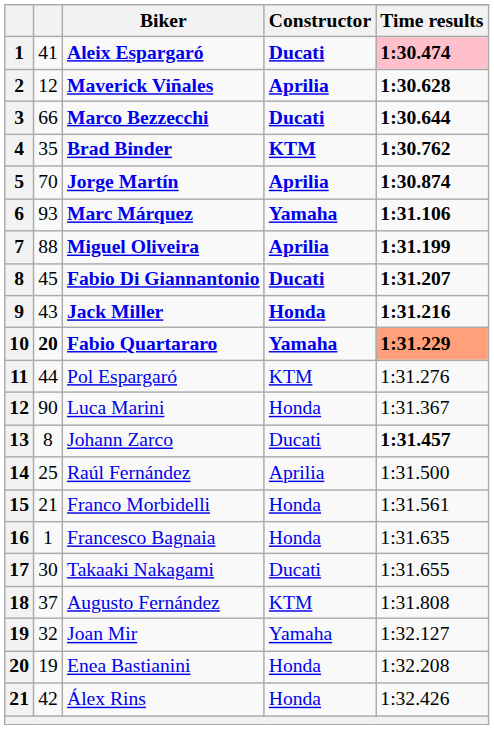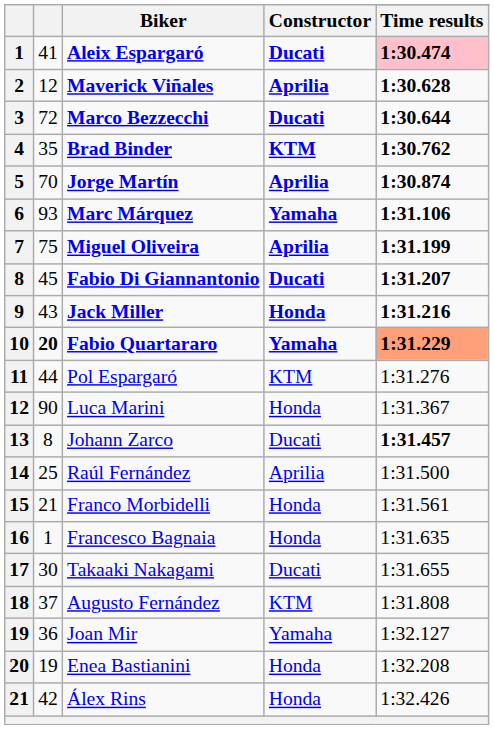(48, 117) 66 -> (48, 117) 72
(48, 246) 88 -> (48, 246) 75
(48, 634) 32 -> (48, 634) 36
